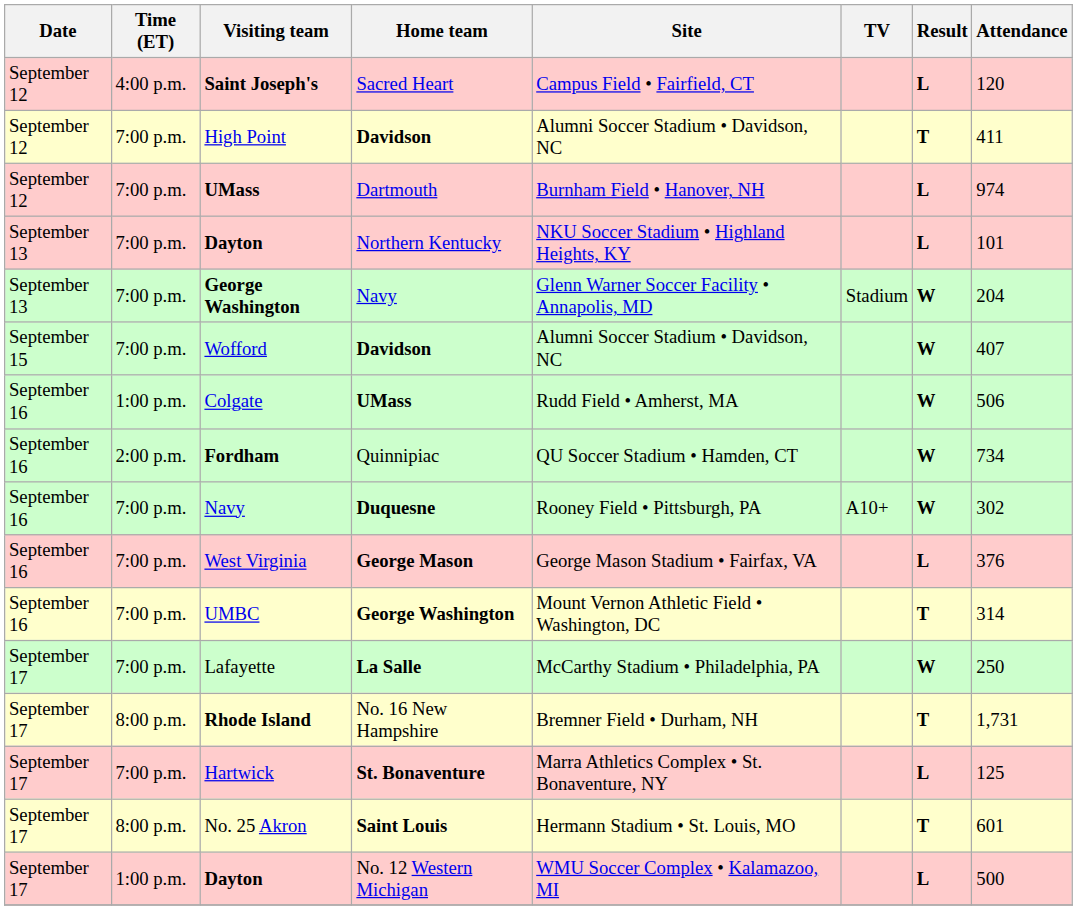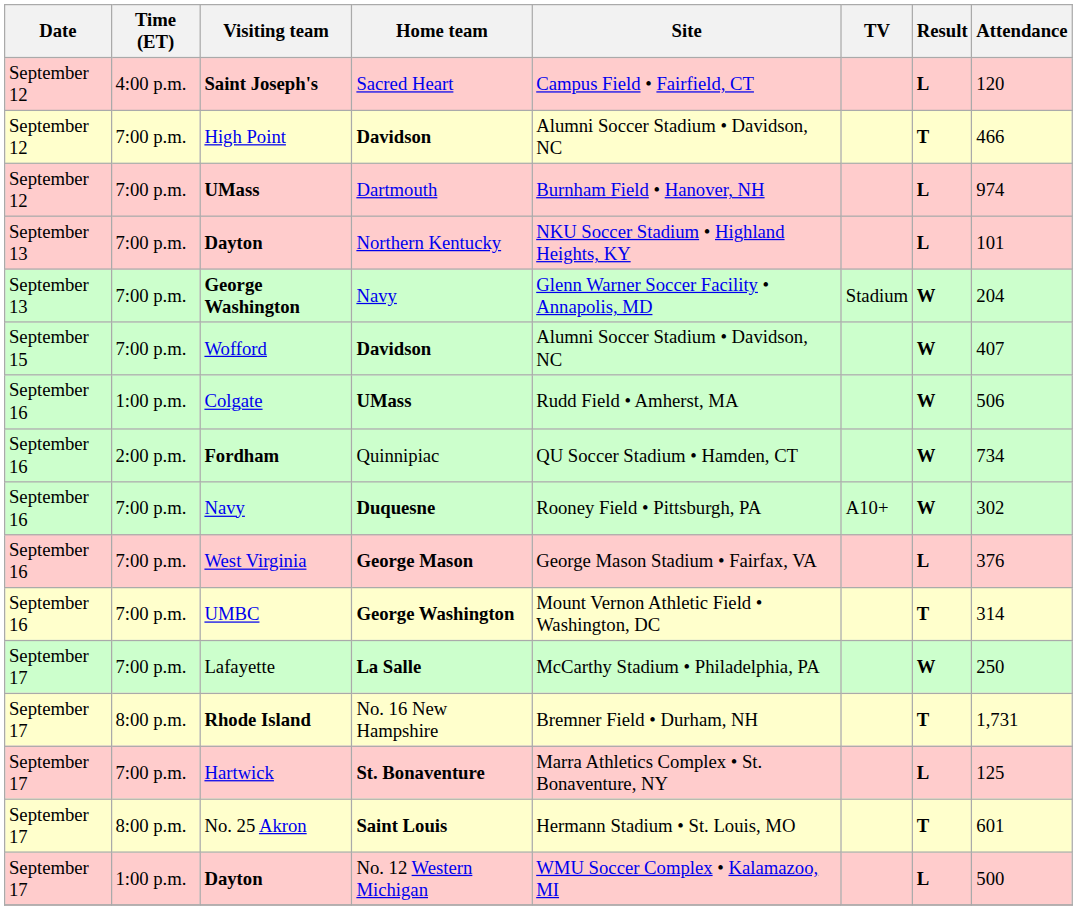(990, 137) 411 -> (990, 137) 466
